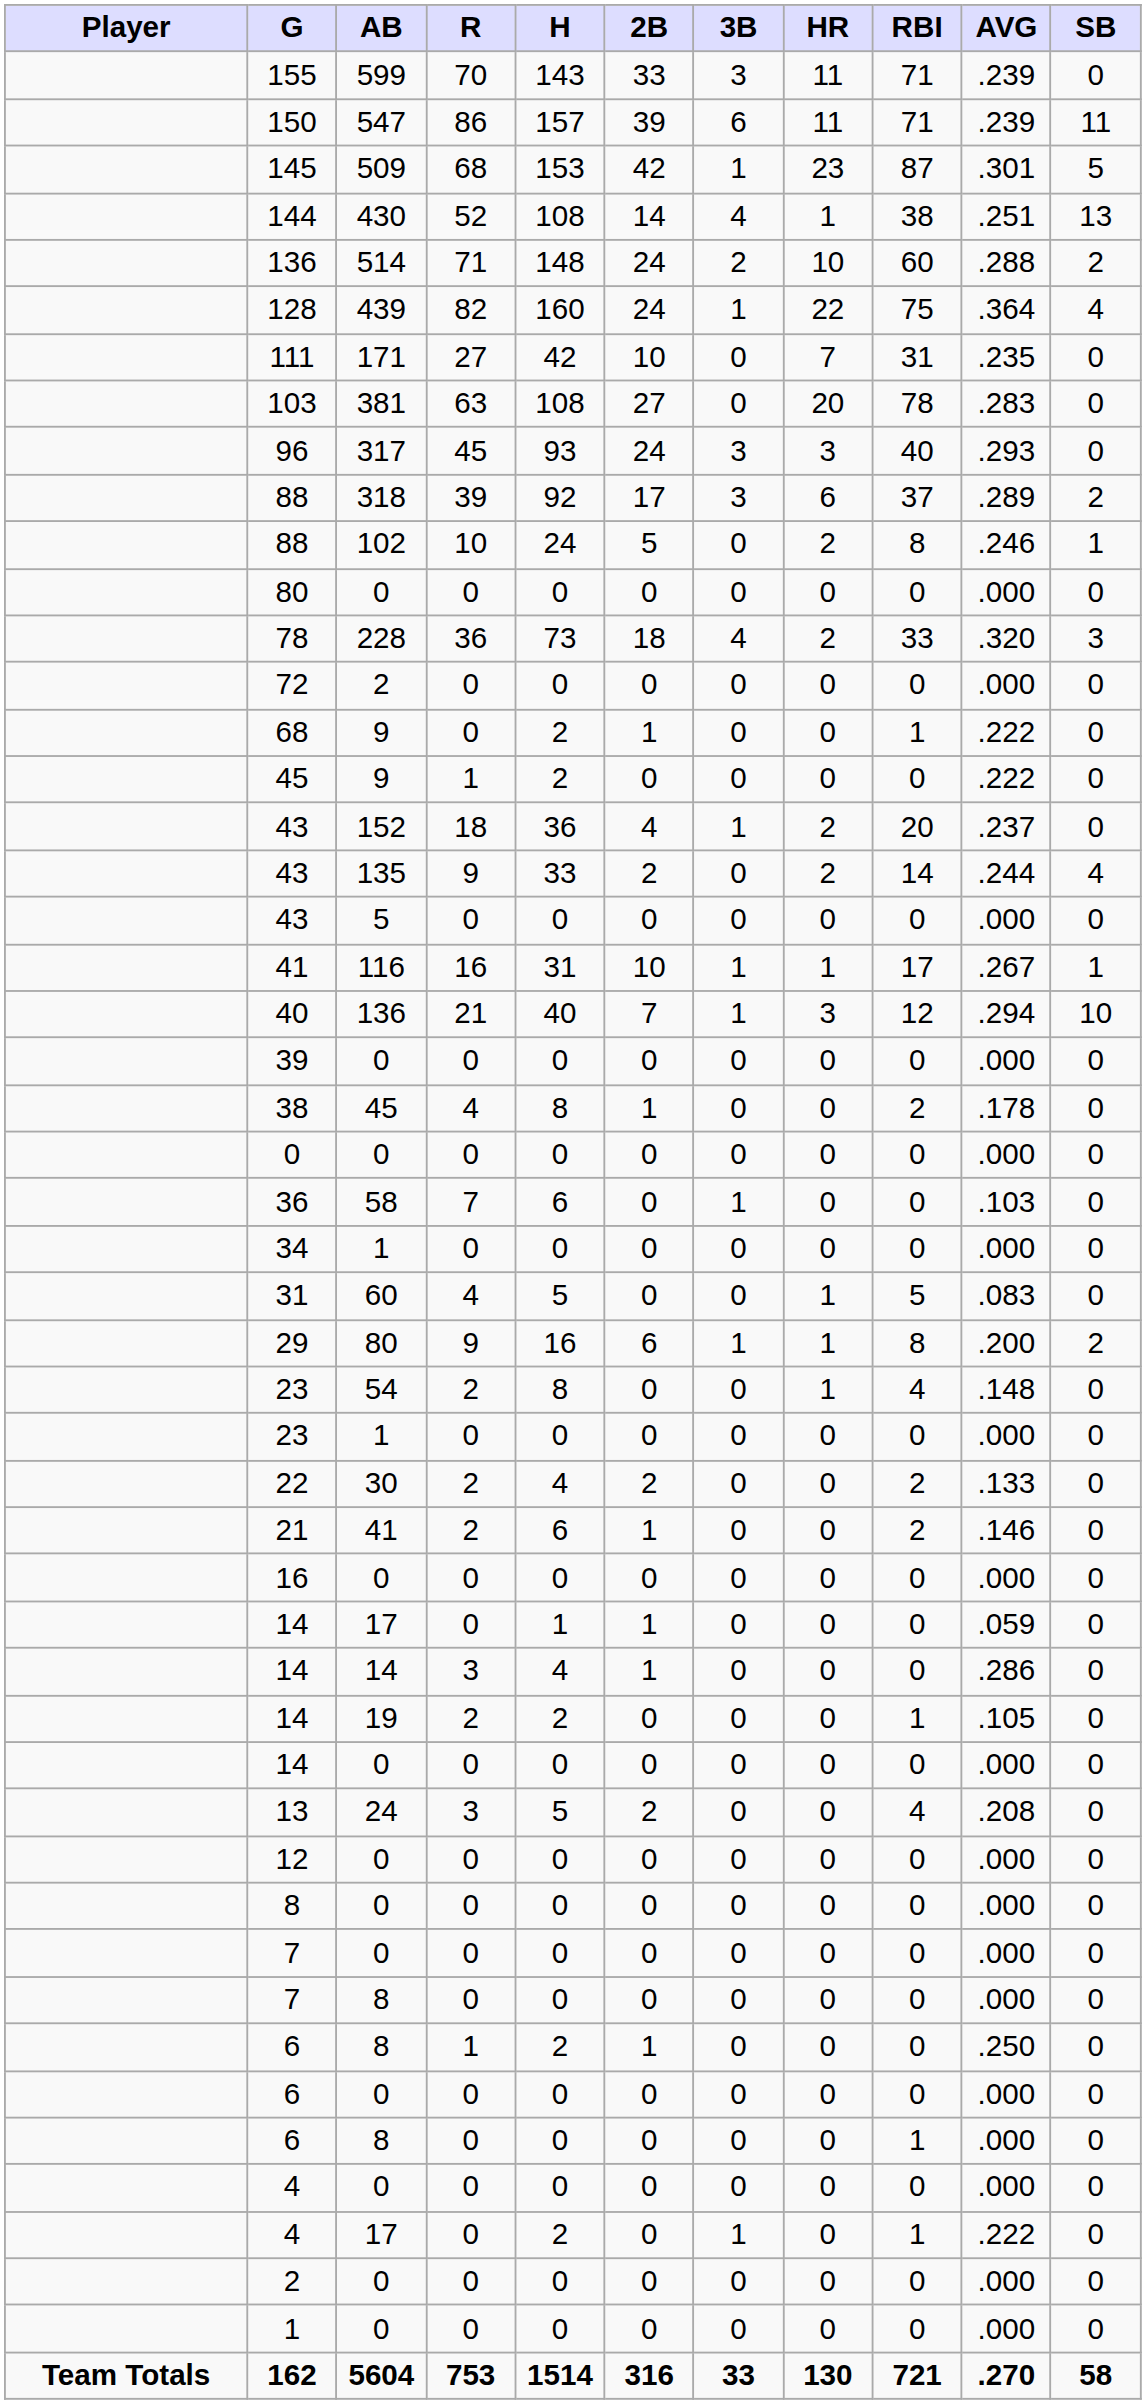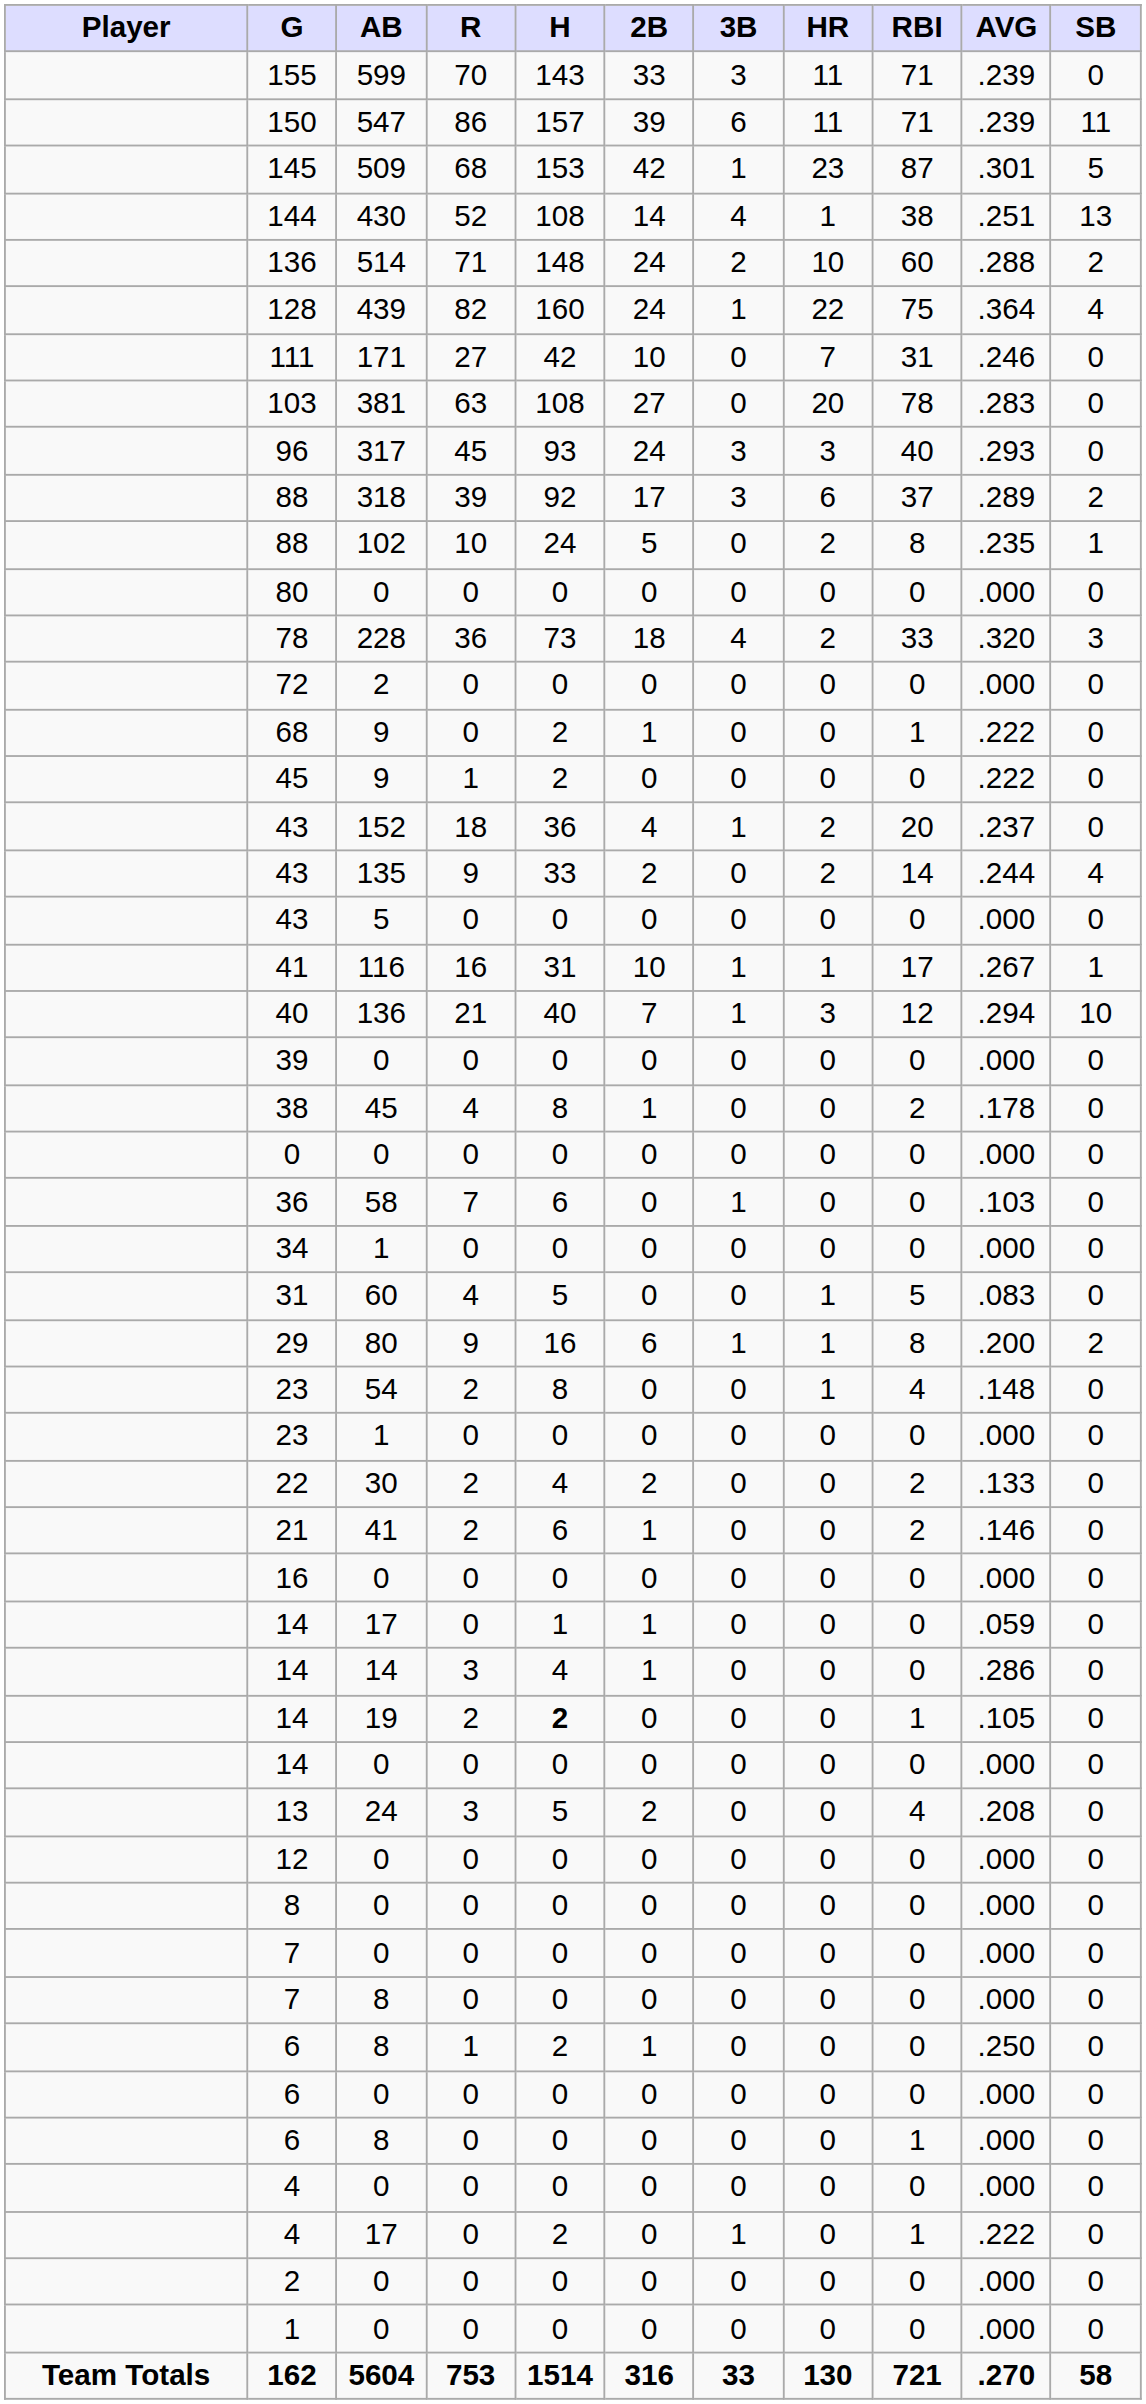(1006, 356) .235 -> (1006, 356) .246
(1006, 544) .246 -> (1006, 544) .235
(560, 1717) normal -> (560, 1717) bold
